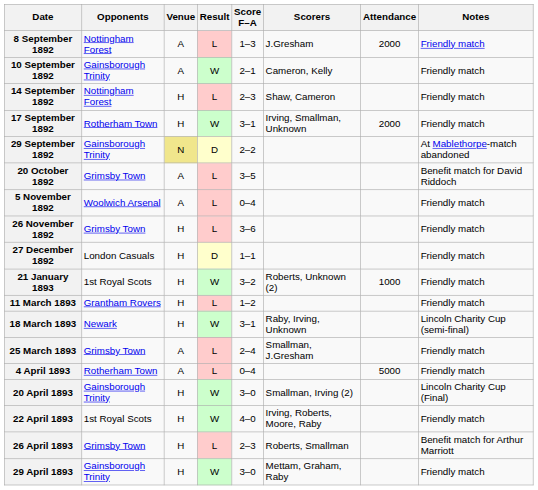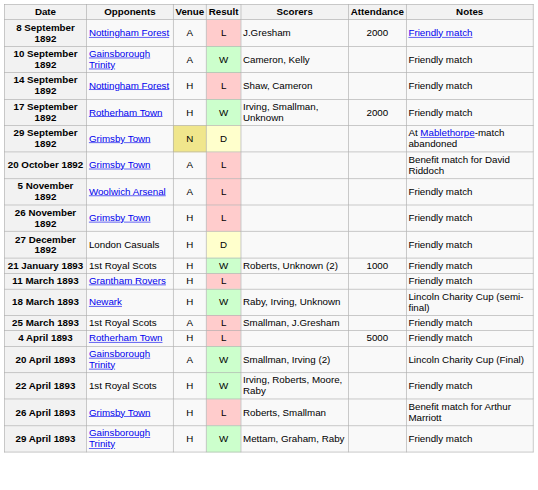- column: (248, 17)
(114, 150) Gainsborough Trinity -> (120, 139) Grimsby Town
(115, 350) Grimsby Town -> (123, 323) 1st Royal Scots
(181, 371) A -> (190, 338) H
(181, 392) H -> (190, 359) A
